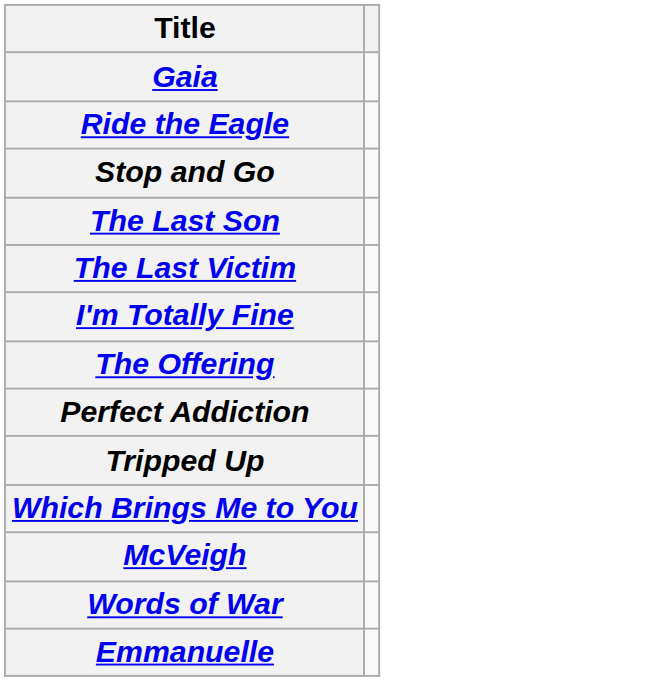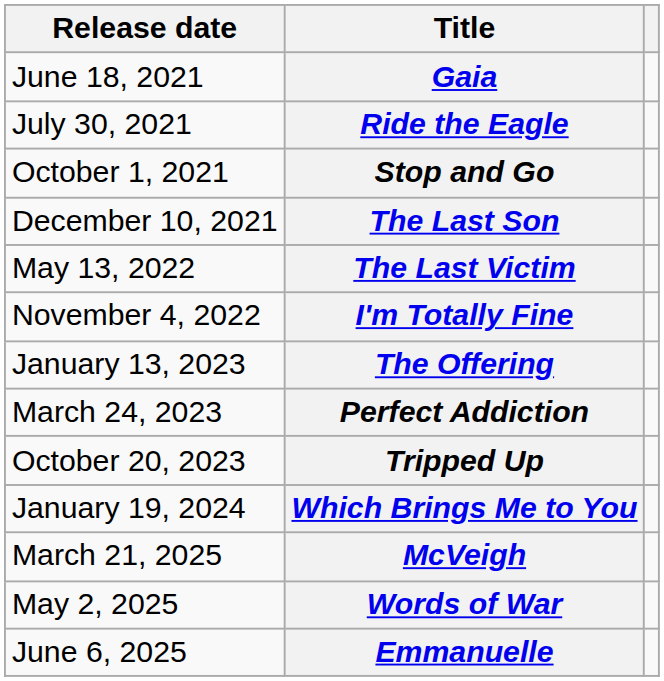+ column: (145, 28)
